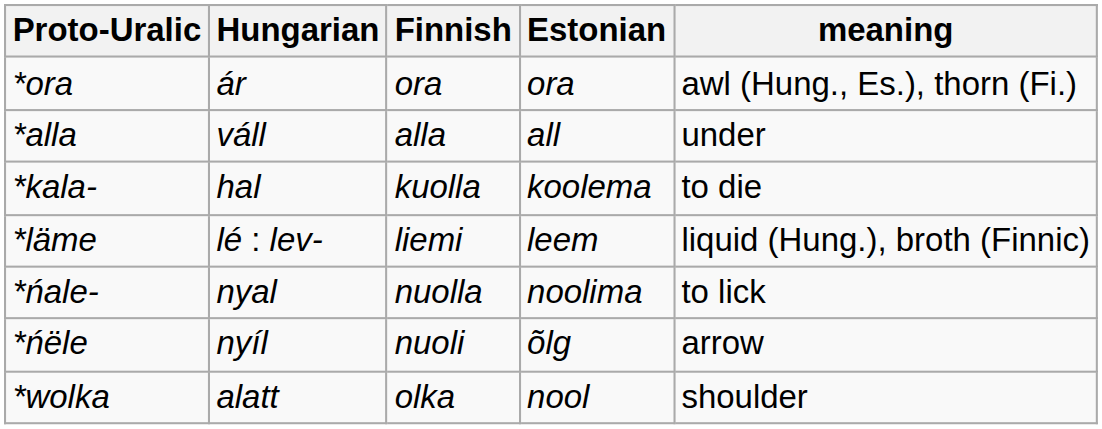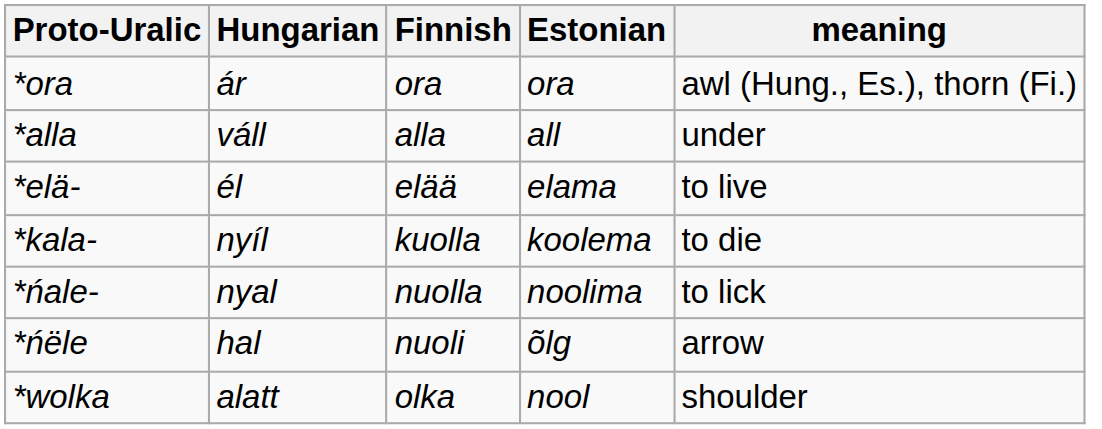+ row: (47, 187)
(238, 187) hal -> (242, 239) nyíl
- row: (55, 239)
(242, 344) nyíl -> (238, 344) hal
